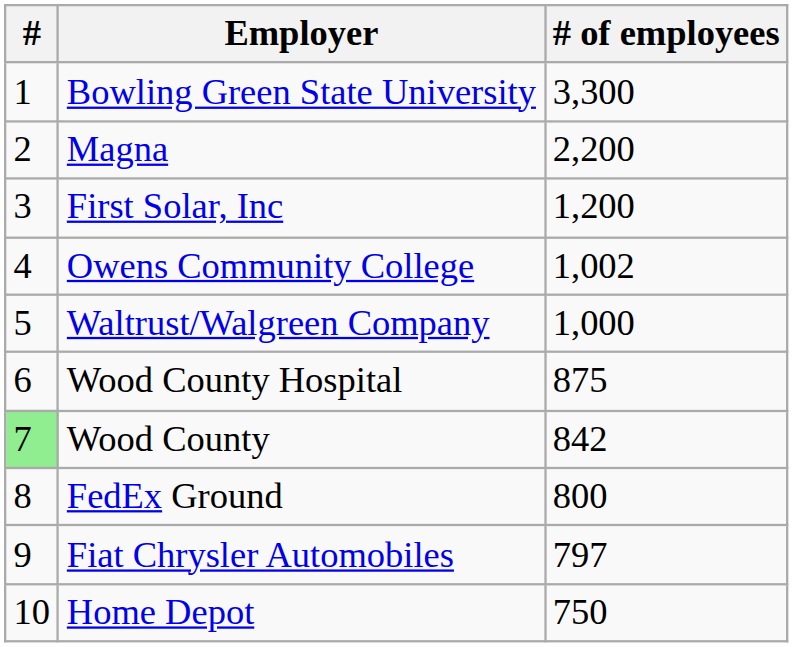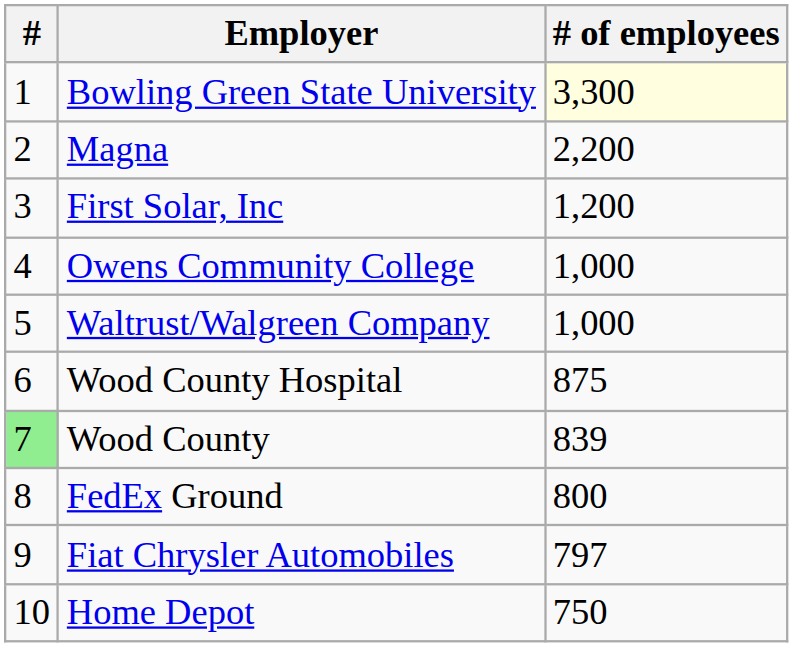(594, 91) no background -> (594, 91) lightyellow background
(594, 264) 1,002 -> (594, 264) 1,000
(580, 438) 842 -> (580, 438) 839
